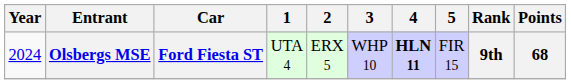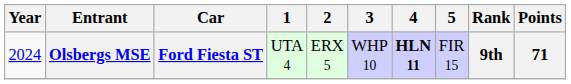(540, 55) 68 -> (540, 55) 71
